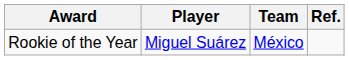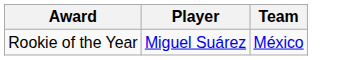- column: (326, 17)
